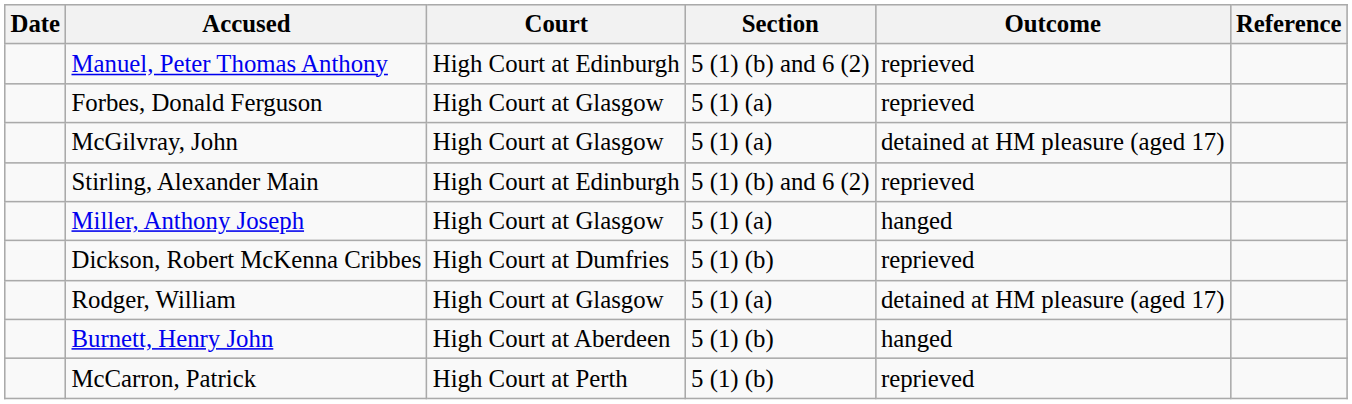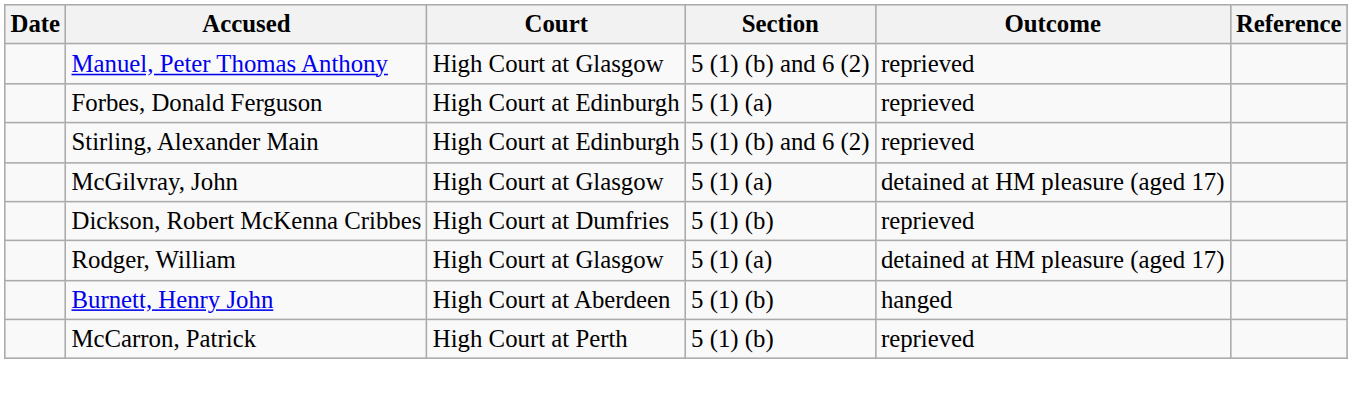(556, 63) High Court at Edinburgh -> (548, 63) High Court at Glasgow
(548, 102) High Court at Glasgow -> (556, 102) High Court at Edinburgh
rows swapped: (155, 142) <-> (195, 181)
- row: (188, 220)
